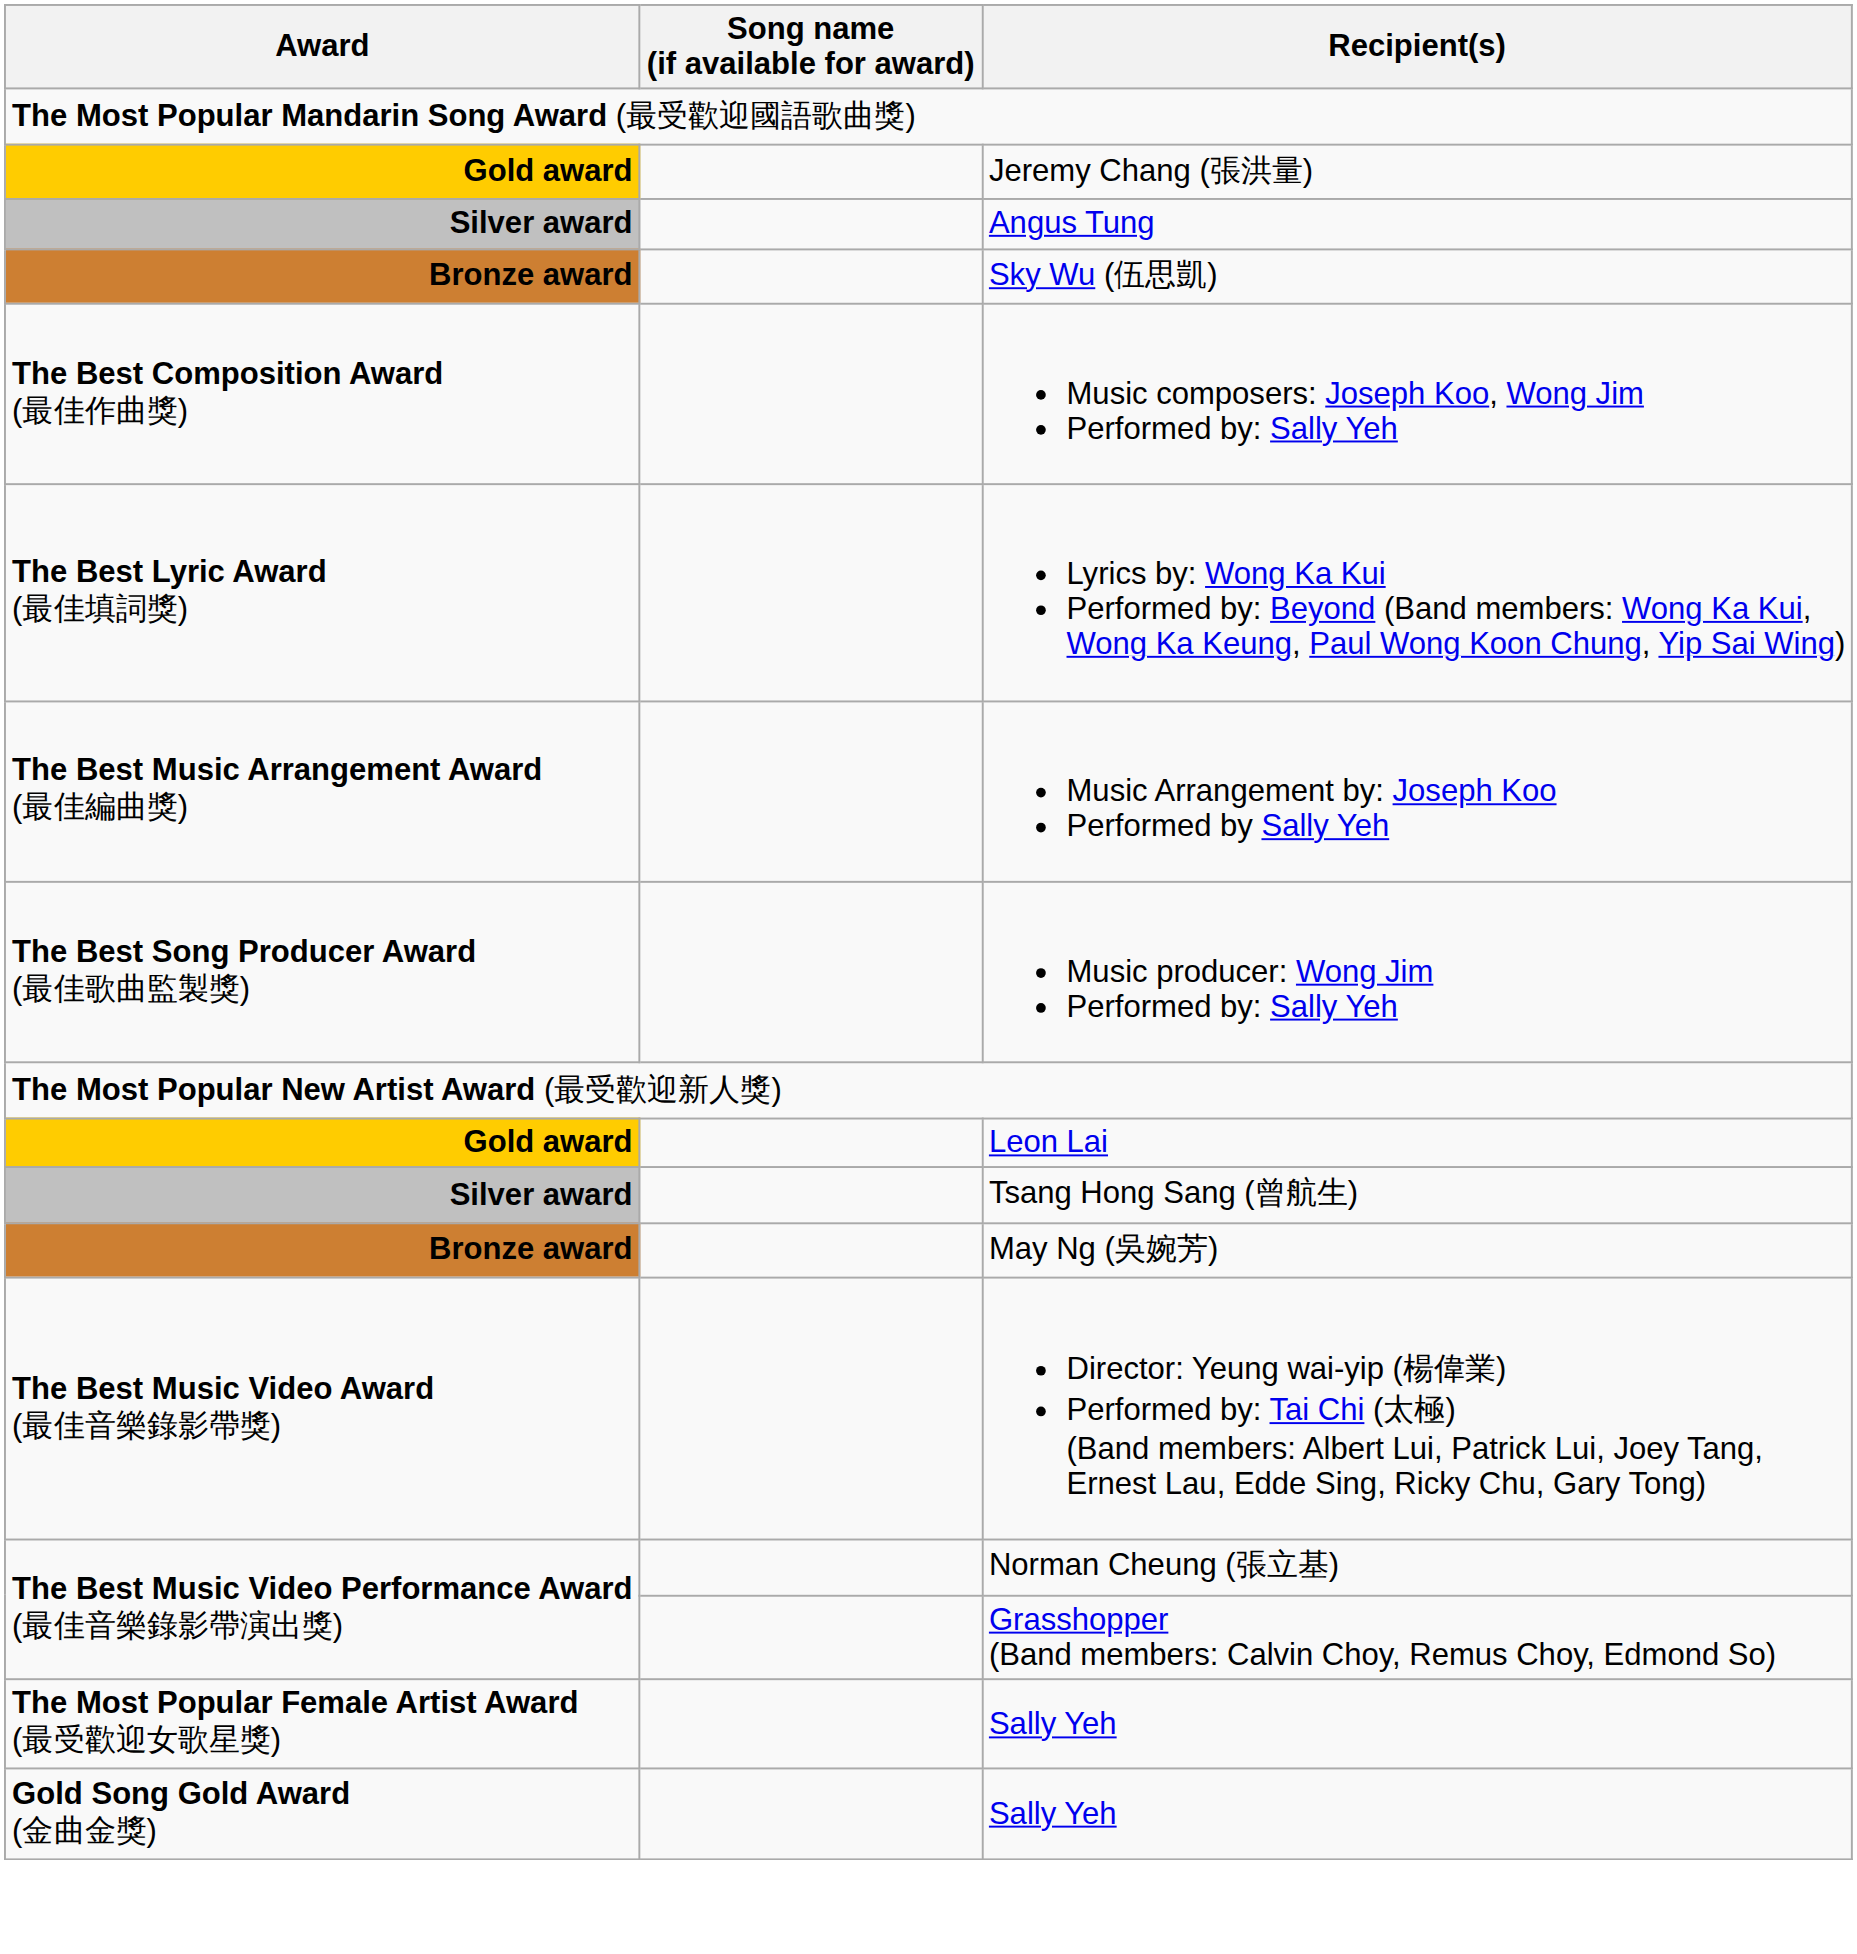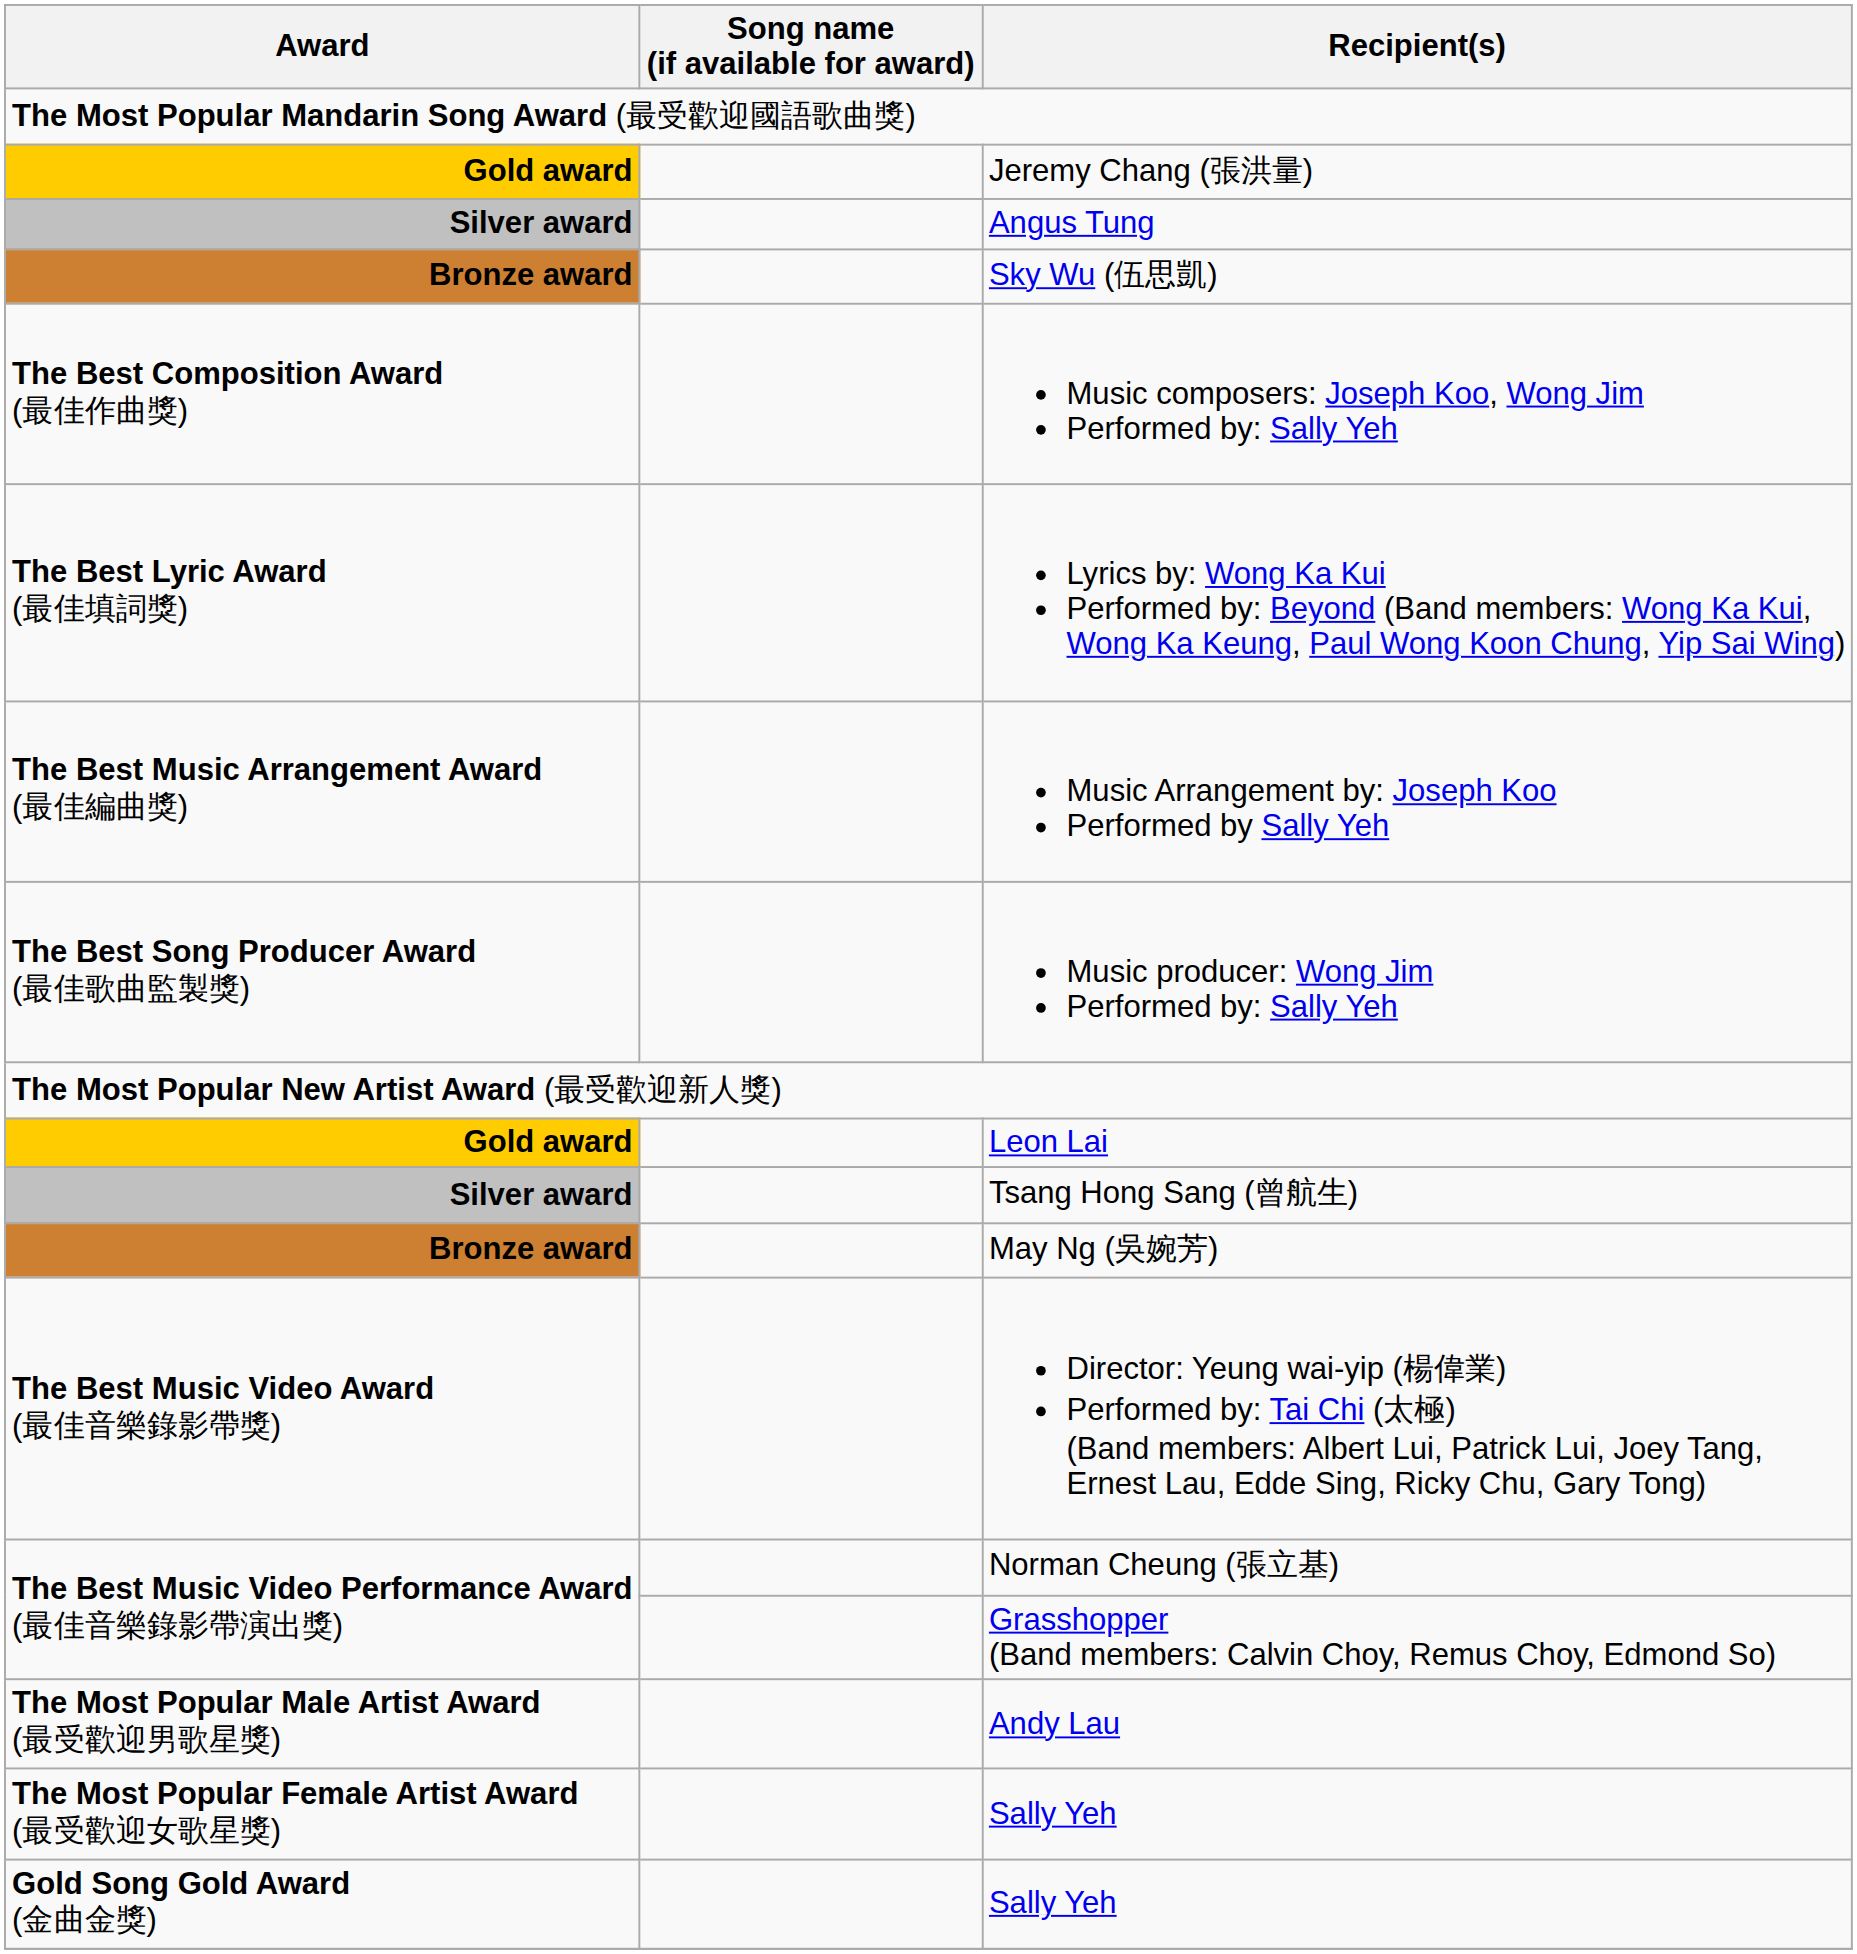+ row: (276, 1721)
